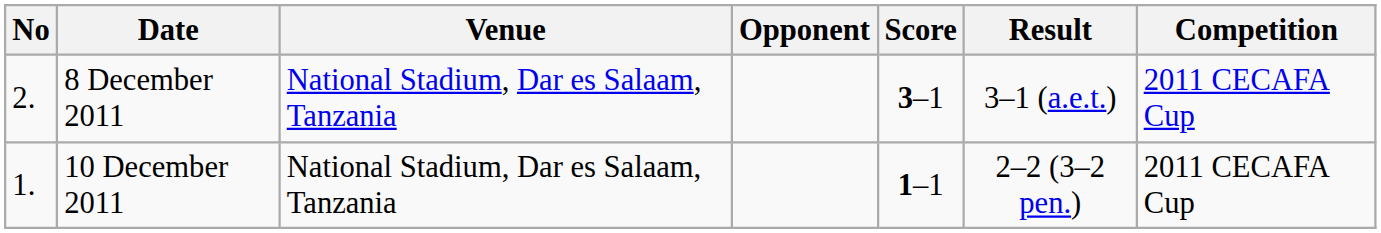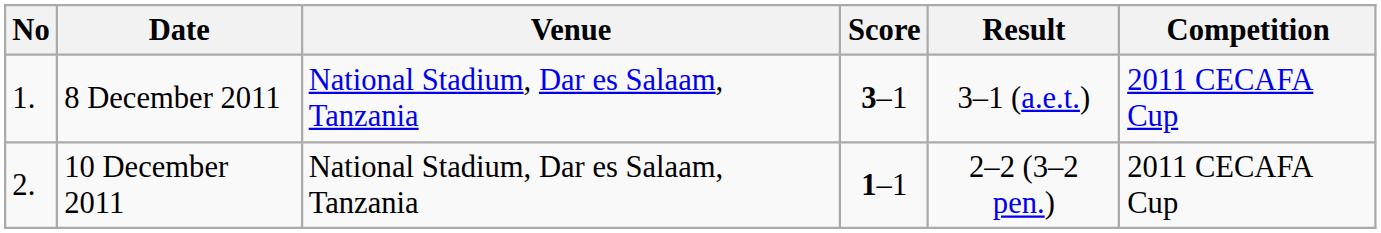- column: (804, 29)
(24, 97) 2. -> (24, 97) 1.
(24, 184) 1. -> (24, 184) 2.
